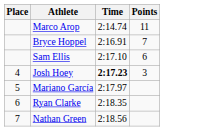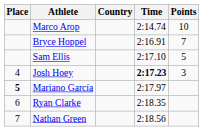+ column: (115, 12)
(145, 27) 11 -> (184, 27) 10
(145, 57) 6 -> (184, 57) 5
(17, 88) normal -> (17, 88) bold
